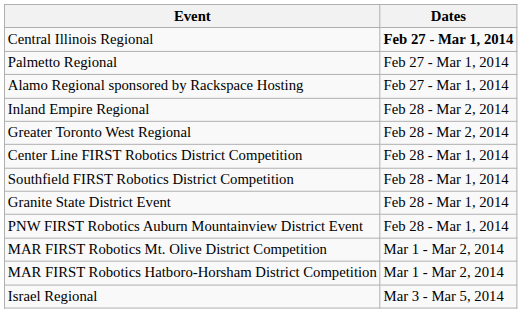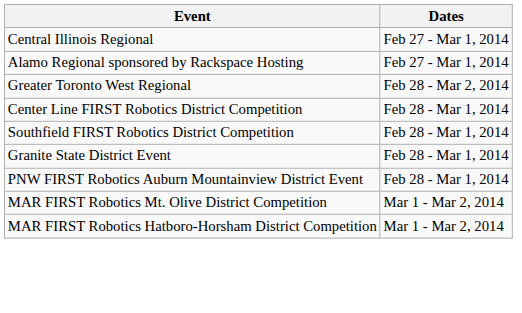(448, 39) bold -> (446, 39) normal
- row: (62, 62)
- row: (79, 109)
- row: (53, 296)
